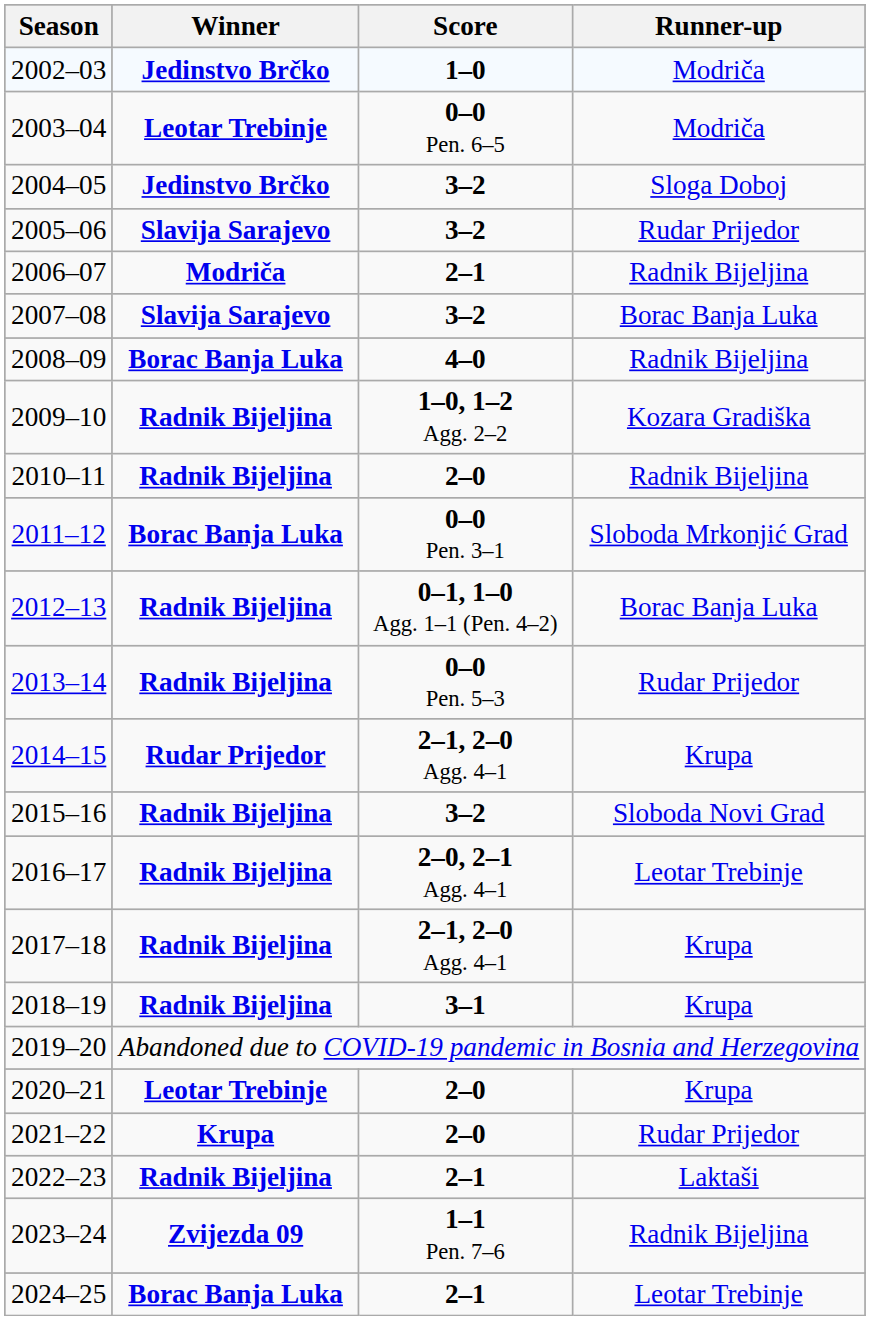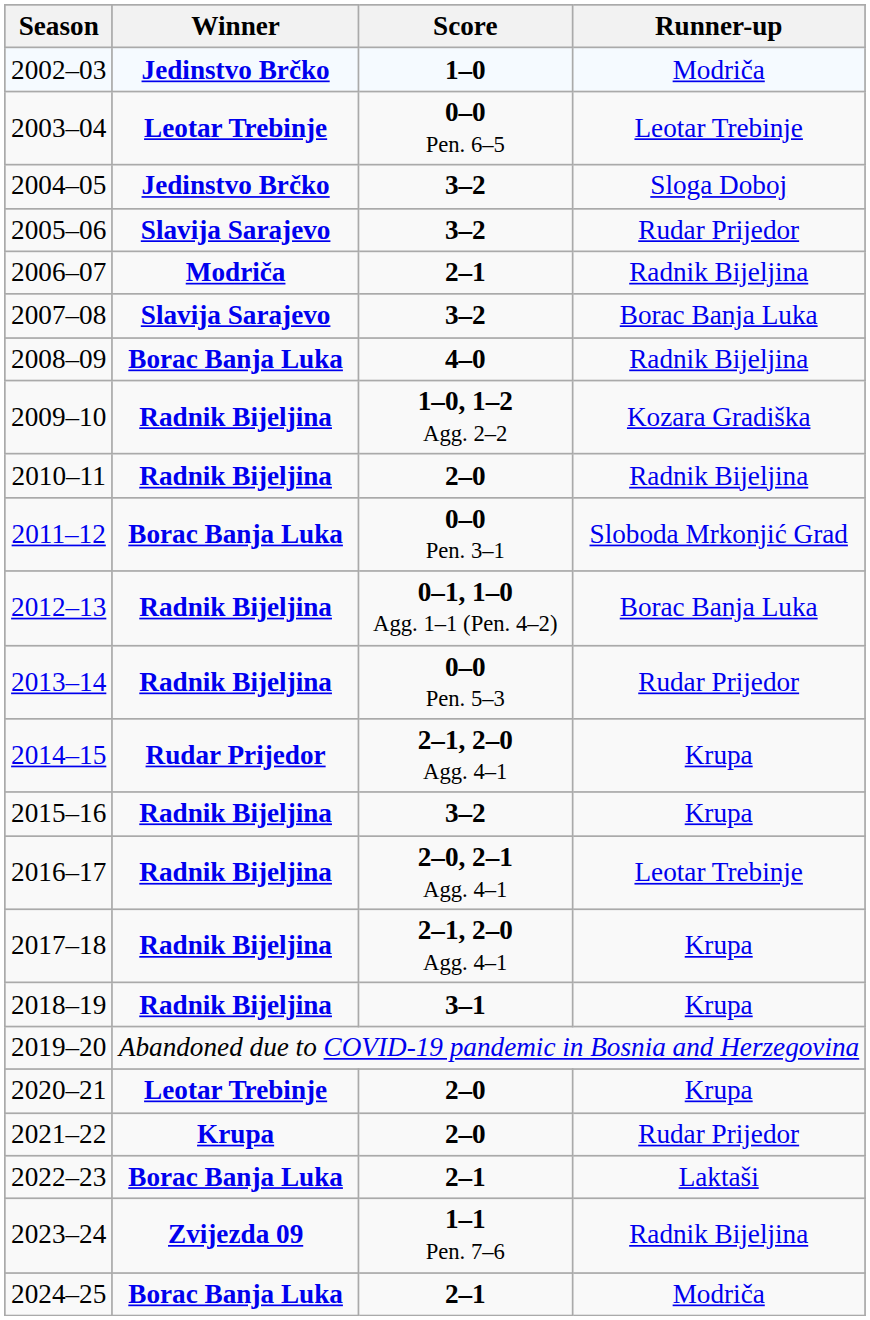(719, 127) Modriča -> (719, 127) Leotar Trebinje
(719, 813) Sloboda Novi Grad -> (719, 813) Krupa
(236, 1176) Radnik Bijeljina -> (236, 1176) Borac Banja Luka
(719, 1293) Leotar Trebinje -> (719, 1293) Modriča
